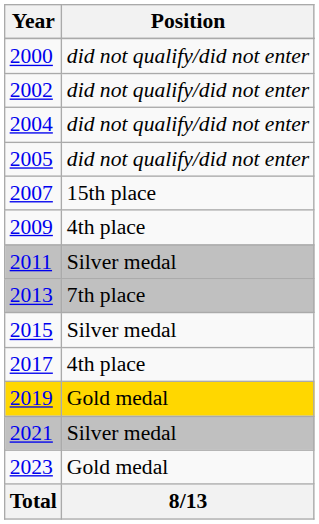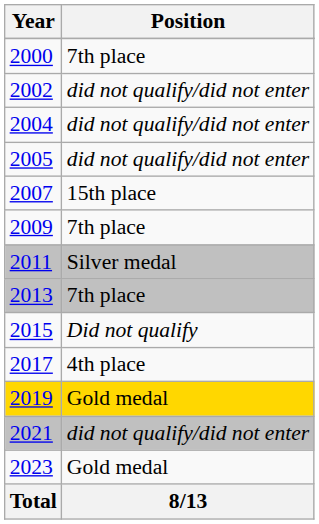(188, 55) did not qualify/did not enter -> (106, 55) 7th place
(106, 227) 4th place -> (106, 227) 7th place
(122, 329) Silver medal -> (132, 329) Did not qualify
(122, 432) Silver medal -> (188, 432) did not qualify/did not enter
